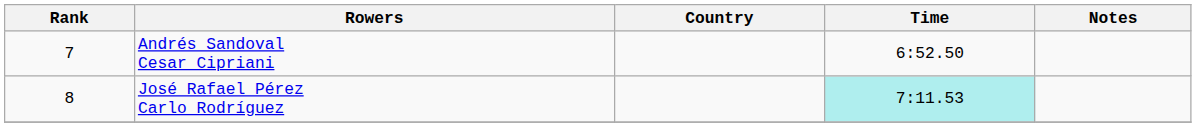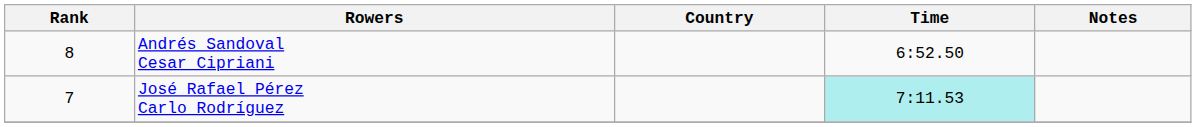(69, 54) 7 -> (69, 54) 8
(69, 99) 8 -> (69, 99) 7
